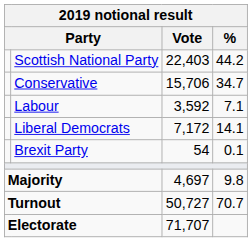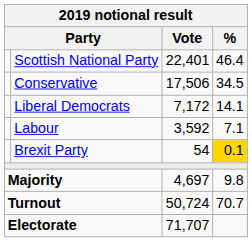(188, 60) 22,403 -> (188, 60) 22,401
(230, 60) 44.2 -> (230, 60) 46.4
(188, 83) 15,706 -> (188, 83) 17,506
(230, 83) 34.7 -> (230, 83) 34.5
rows swapped: (72, 128) <-> (36, 106)
(234, 151) no background -> (234, 151) gold background
(188, 203) 50,727 -> (188, 203) 50,724
